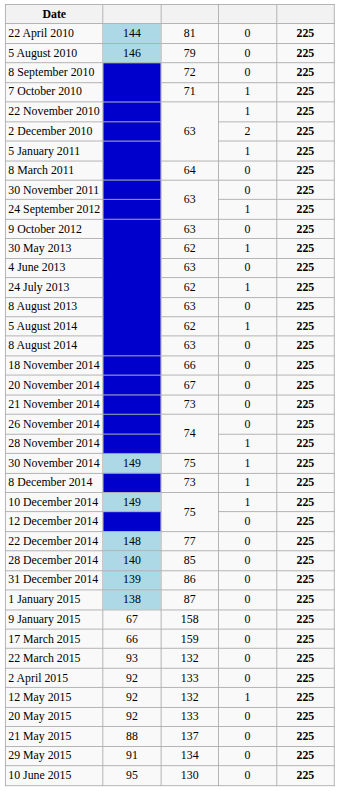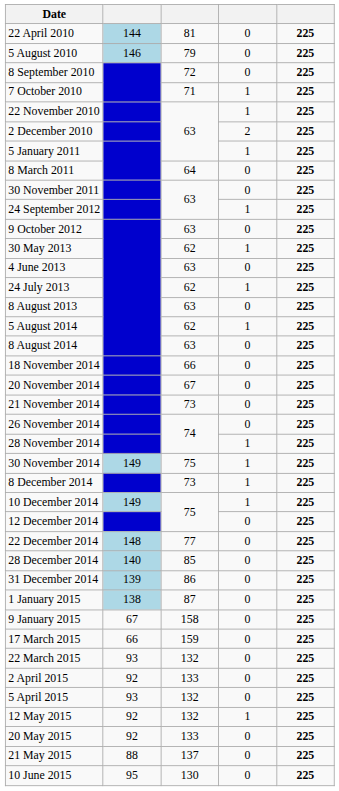+ row: (38, 697)
- row: (40, 756)
